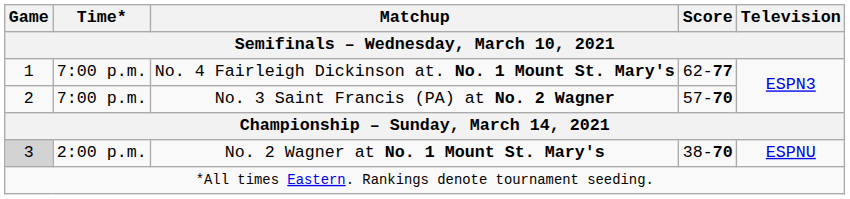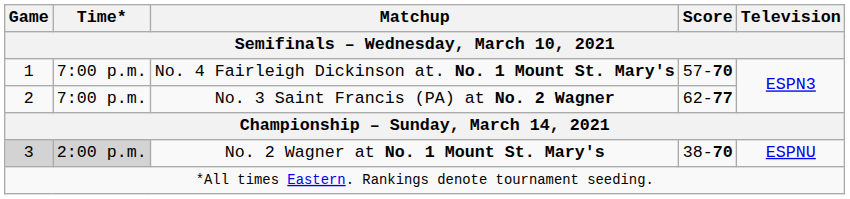(708, 72) 62-77 -> (708, 72) 57-70
(708, 99) 57-70 -> (708, 99) 62-77
(102, 153) no background -> (102, 153) lightgrey background
